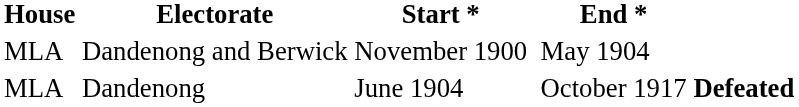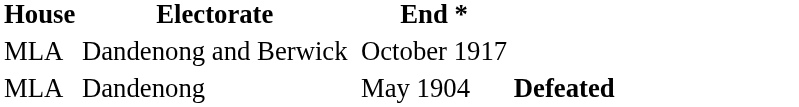- column: (441, 14)
(595, 51) May 1904 -> (434, 51) October 1917
(614, 88) October 1917 -> (415, 88) May 1904
